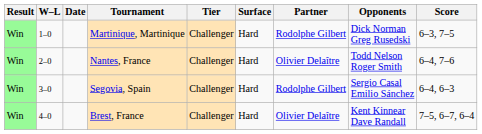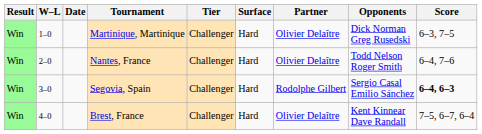(311, 34) Rodolphe Gilbert -> (308, 34) Olivier Delaître
(437, 88) normal -> (437, 88) bold
